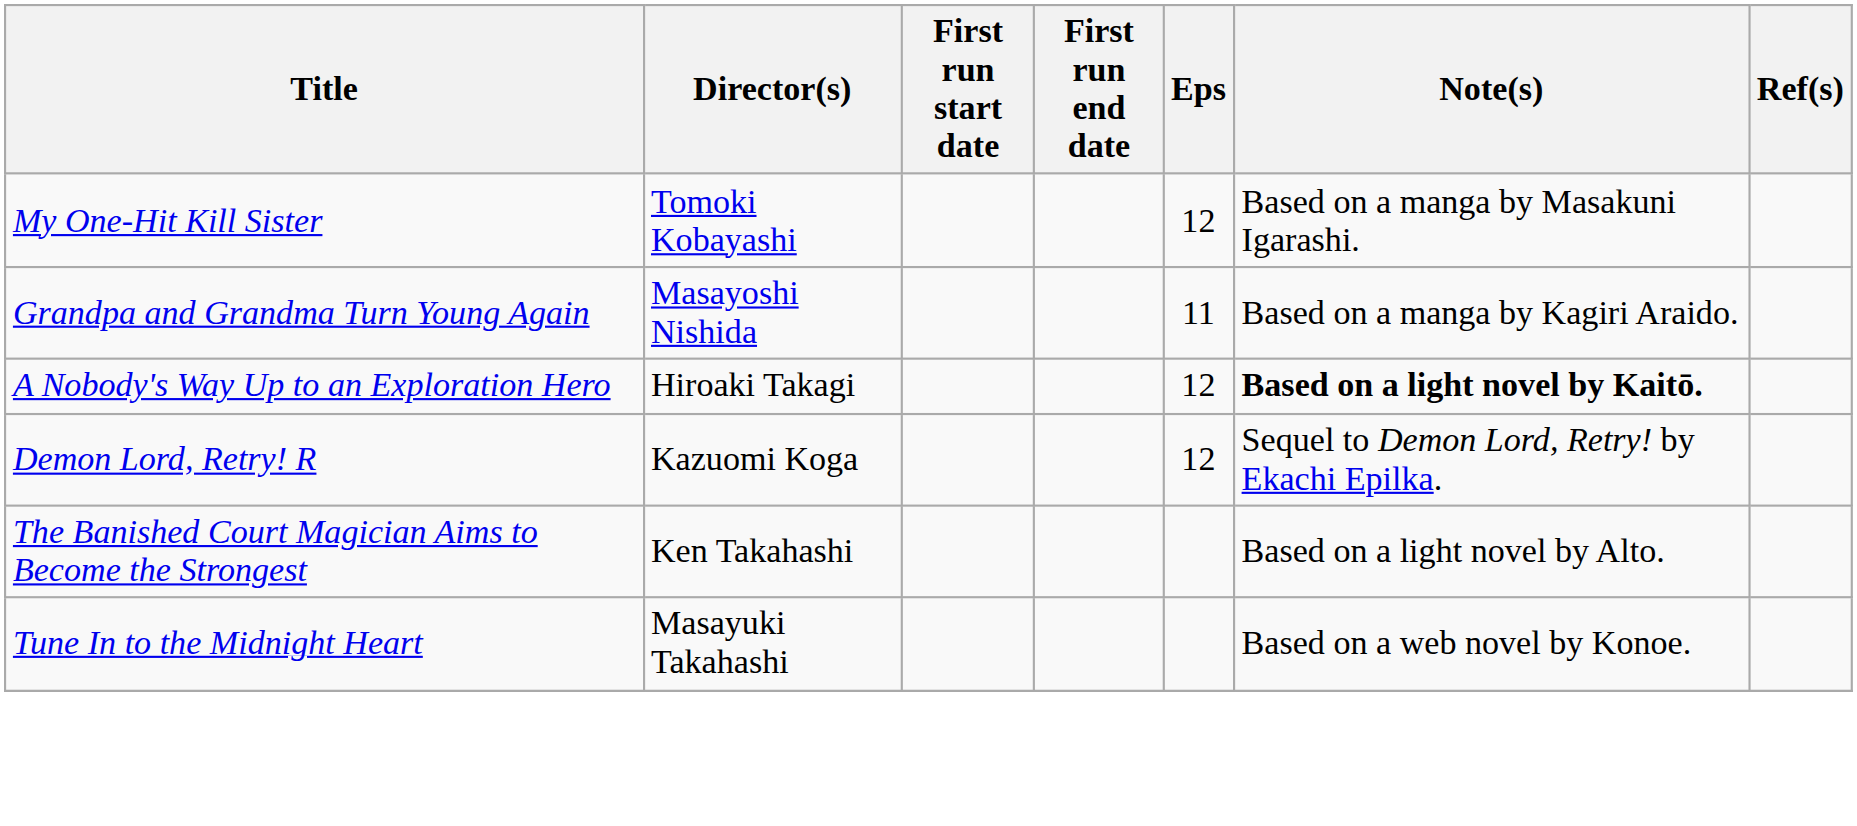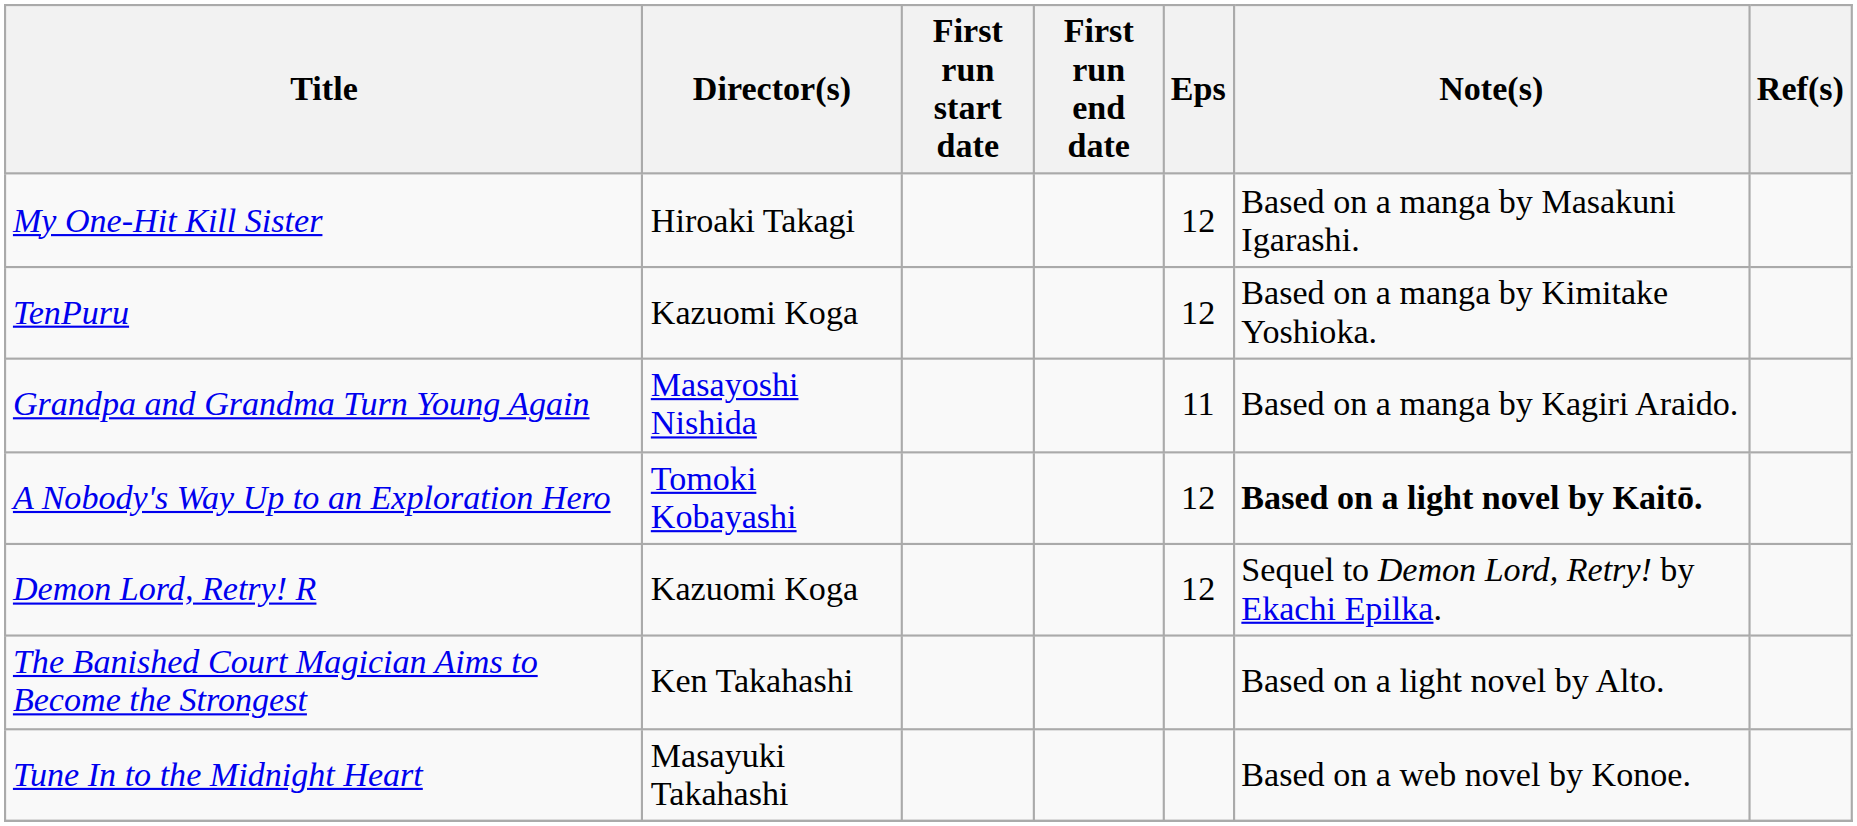(724, 219) Tomoki Kobayashi -> (753, 219) Hiroaki Takagi
+ row: (71, 312)
(753, 385) Hiroaki Takagi -> (724, 496) Tomoki Kobayashi
